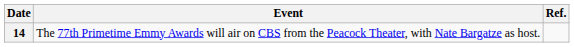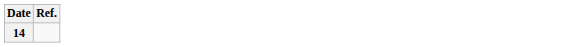- column: (288, 13)
